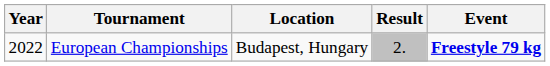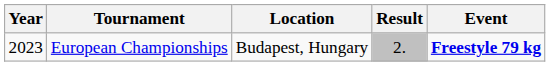(26, 47) 2022 -> (26, 47) 2023
